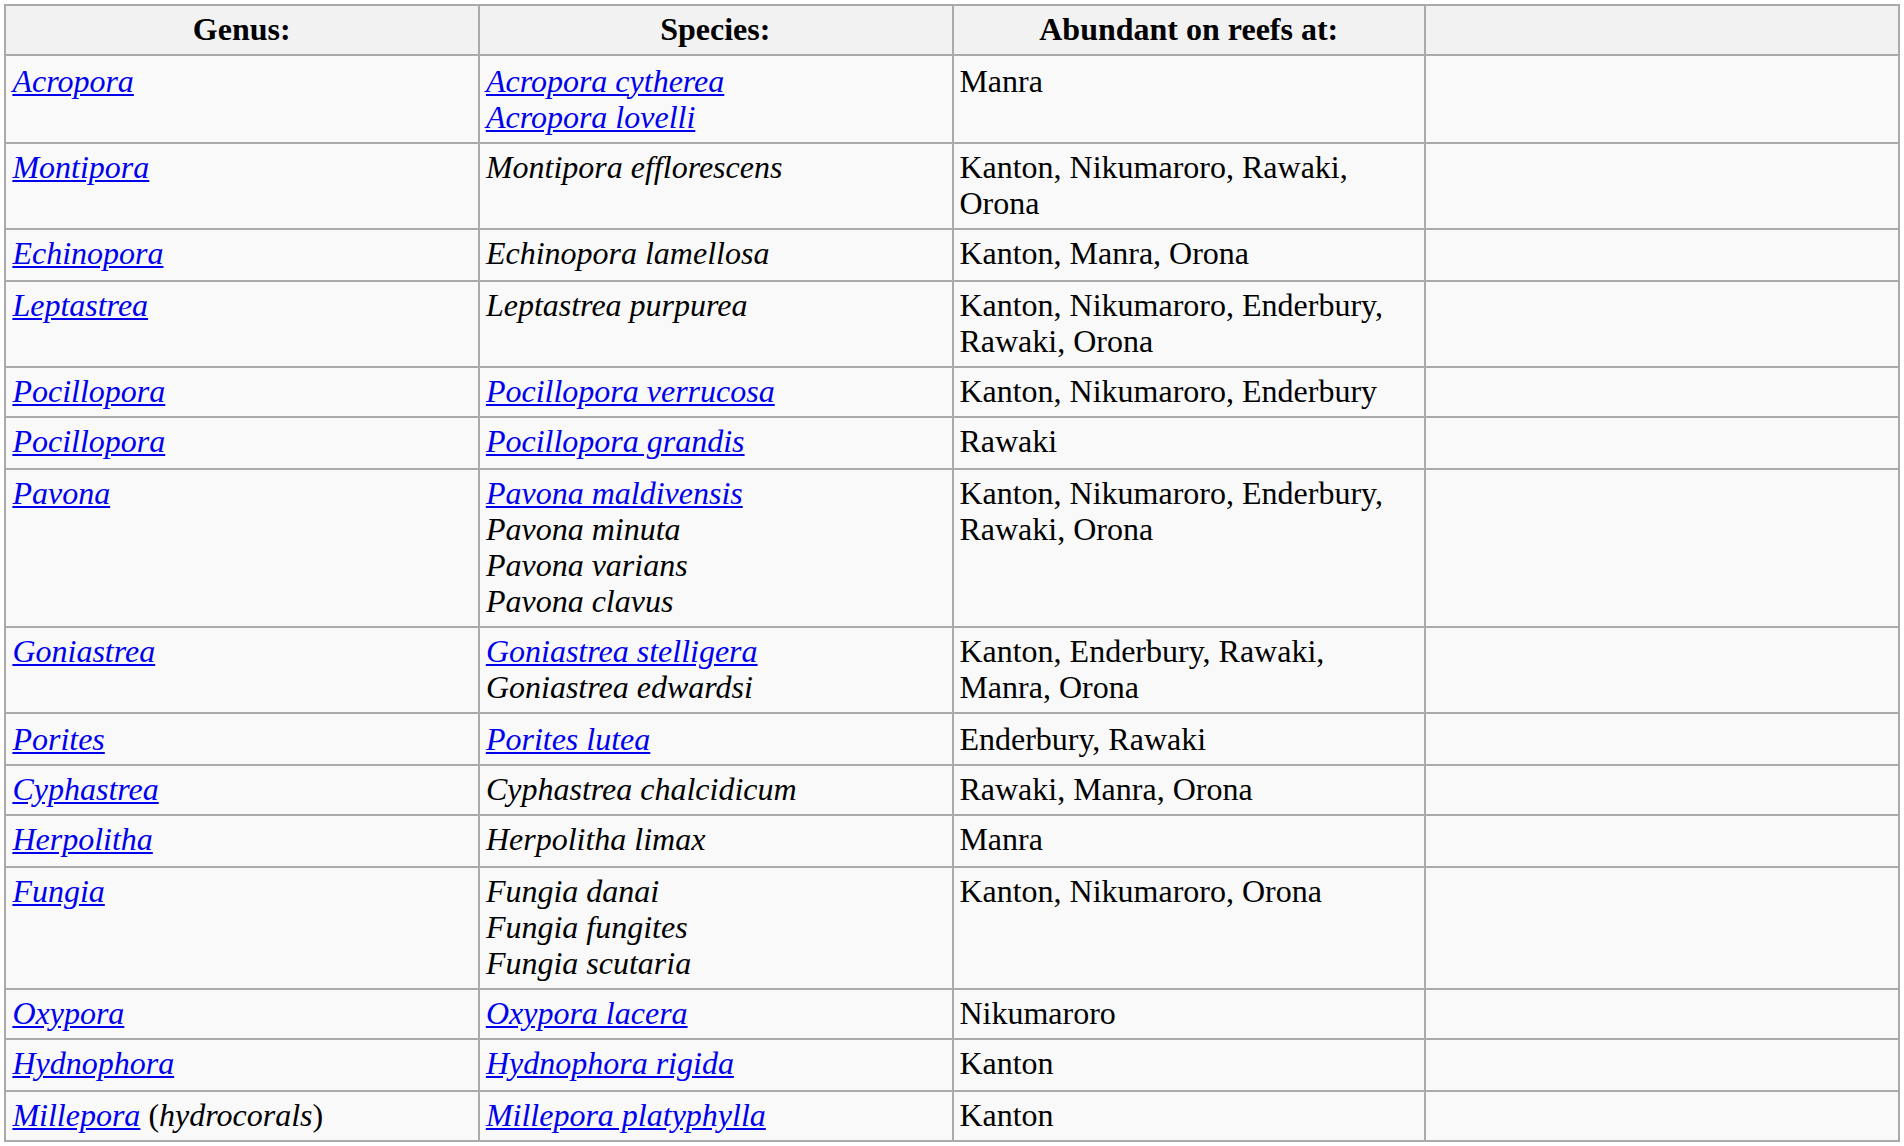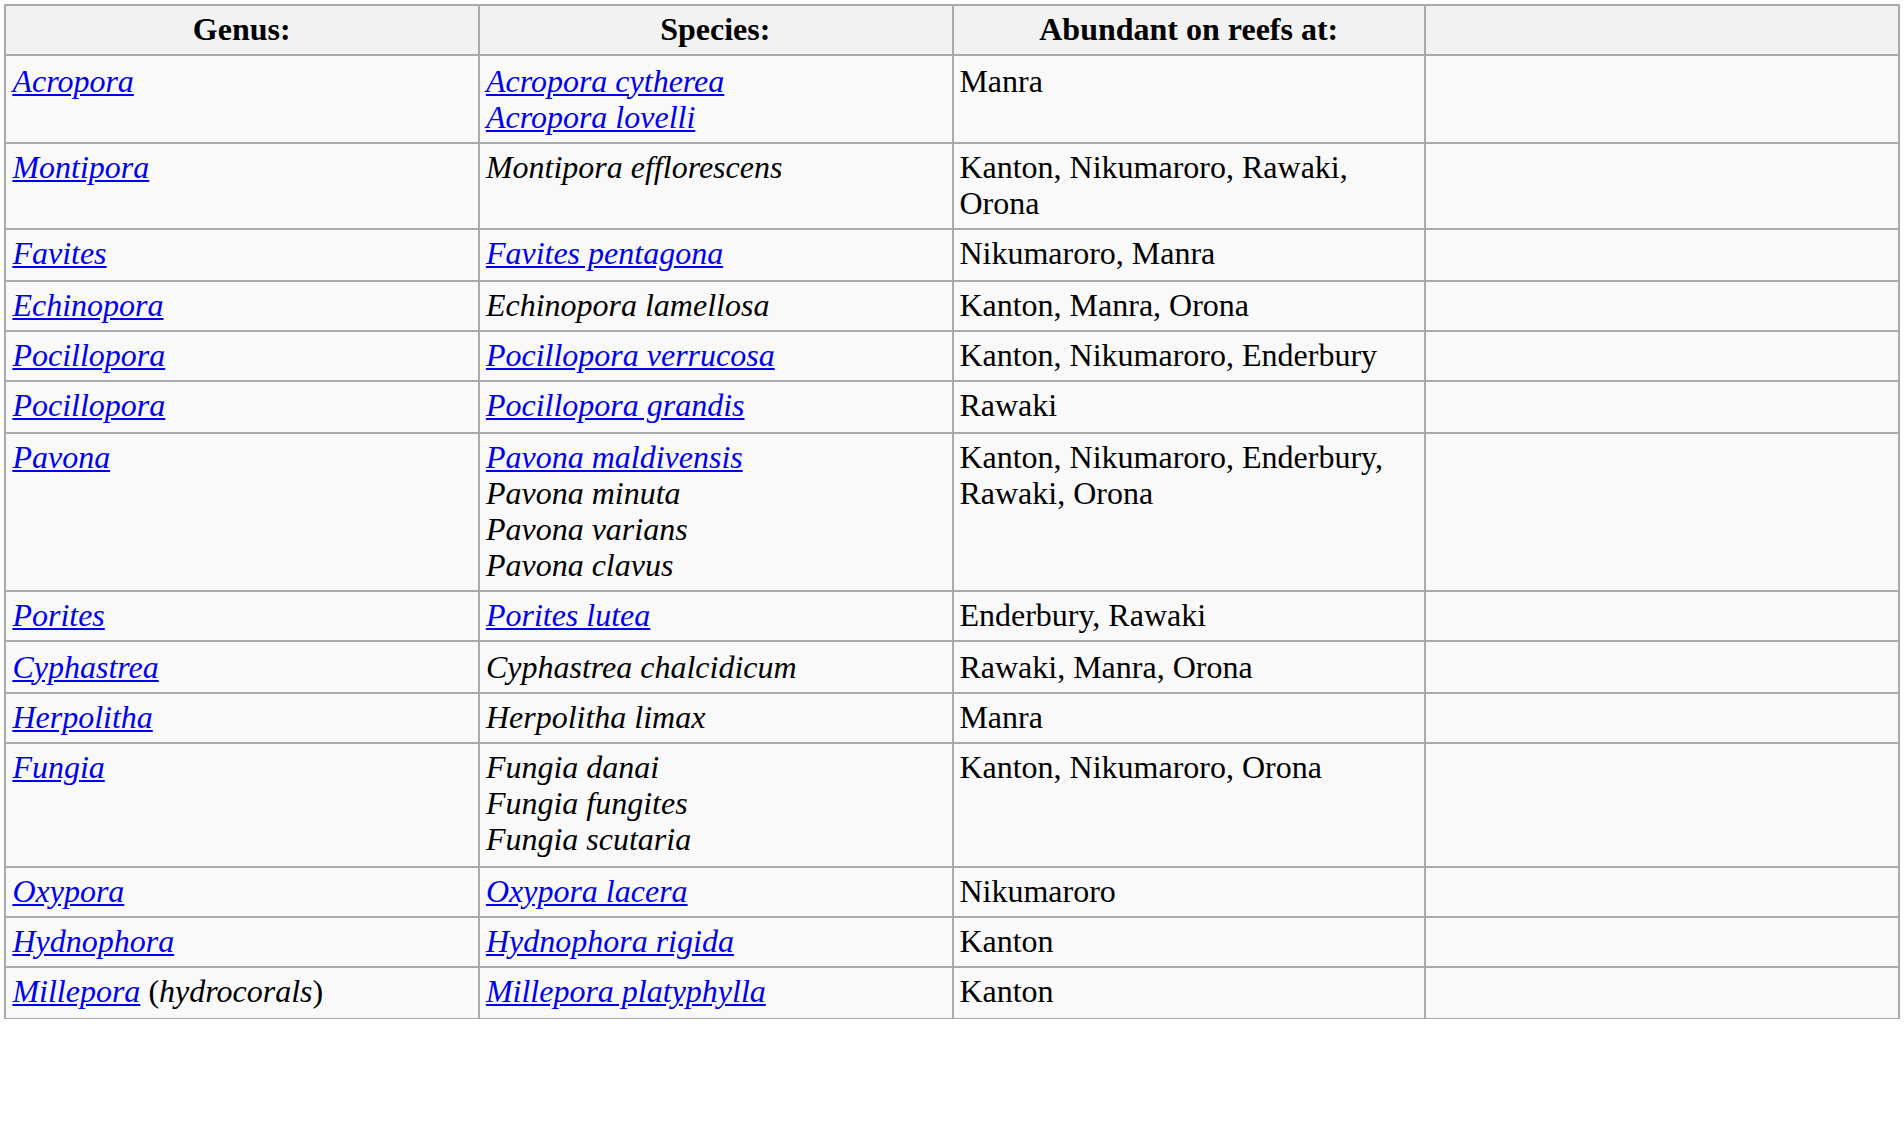+ row: (605, 254)
- row: (617, 304)
- row: (622, 669)
